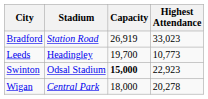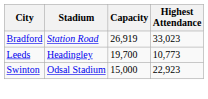(124, 70) bold -> (124, 70) normal
- row: (20, 86)
